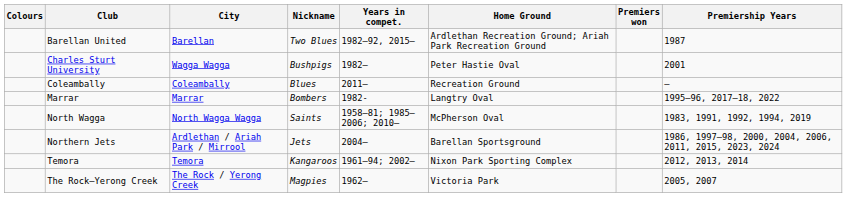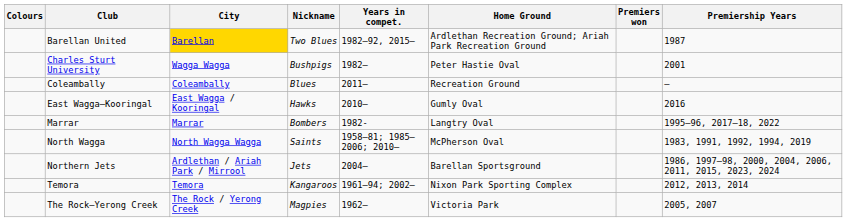(193, 41) no background -> (193, 41) gold background
+ row: (100, 103)
